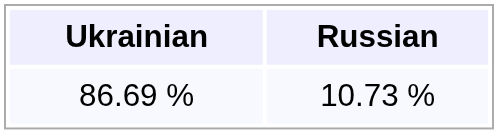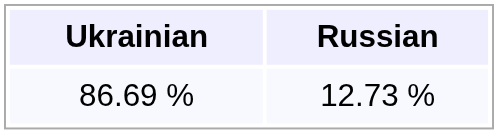(378, 95) 10.73 % -> (378, 95) 12.73 %
